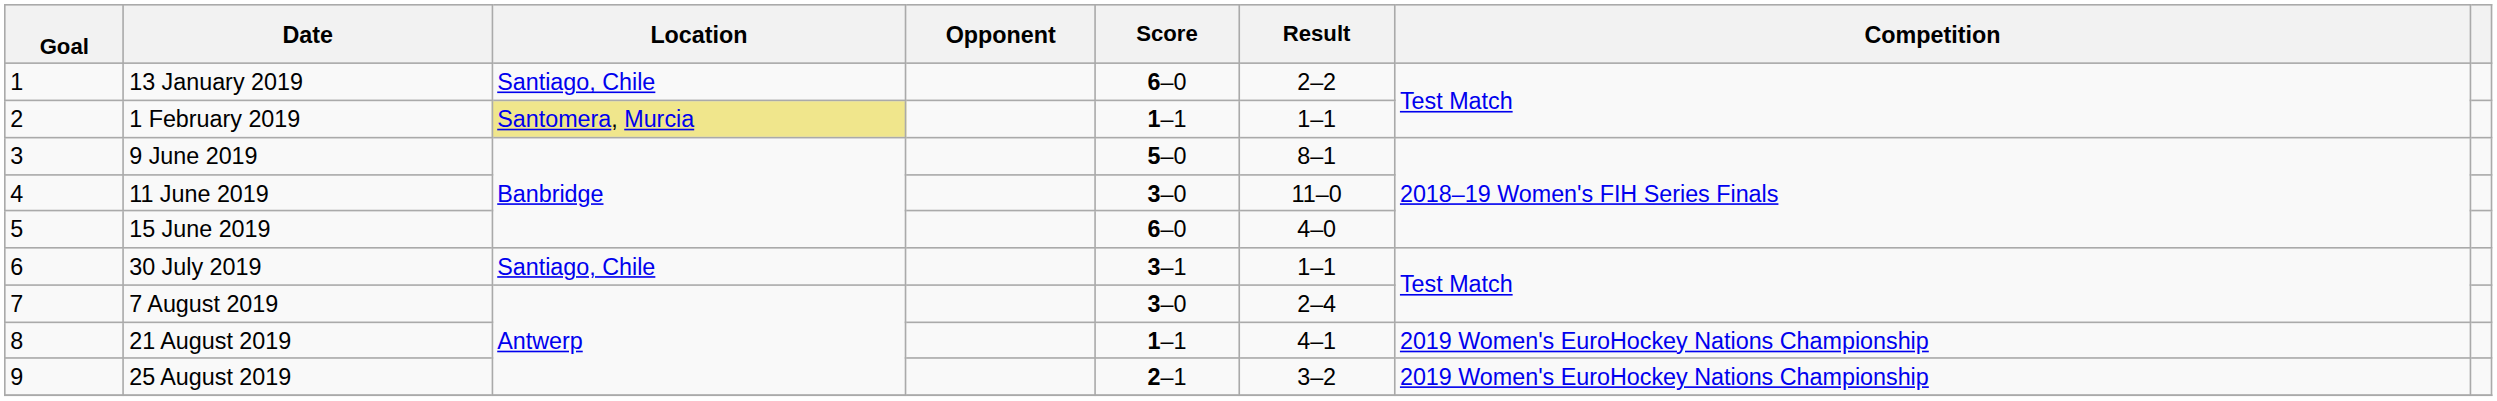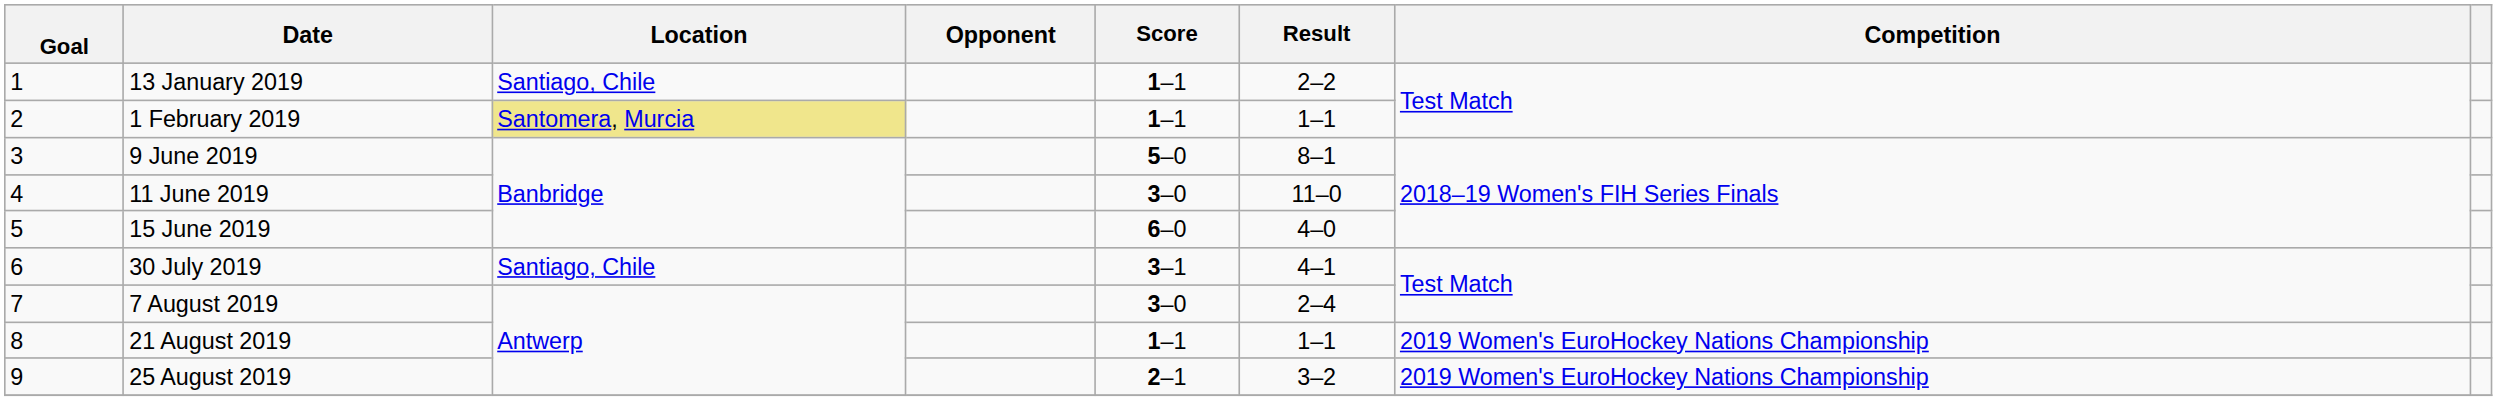(1167, 83) 6–0 -> (1167, 83) 1–1
(1317, 267) 1–1 -> (1317, 267) 4–1
(1317, 341) 4–1 -> (1317, 341) 1–1
